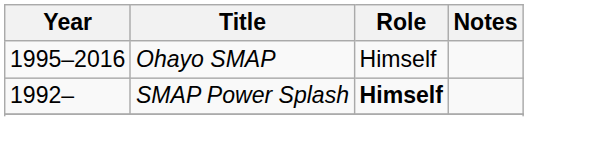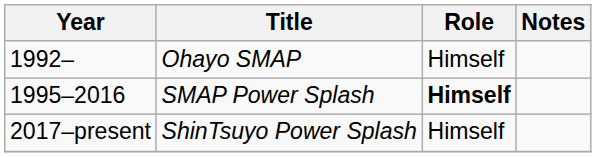(68, 59) 1995–2016 -> (42, 59) 1992–
(42, 95) 1992– -> (68, 95) 1995–2016
+ row: (289, 132)
